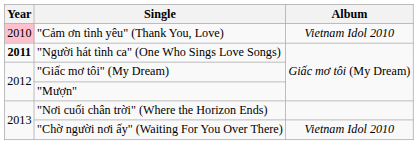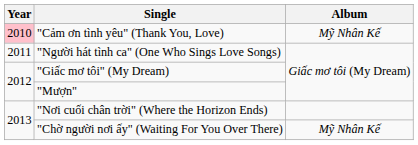(349, 33) Vietnam Idol 2010 -> (349, 33) Mỹ Nhân Kế
(19, 52) bold -> (19, 52) normal
(349, 129) Vietnam Idol 2010 -> (349, 129) Mỹ Nhân Kế
